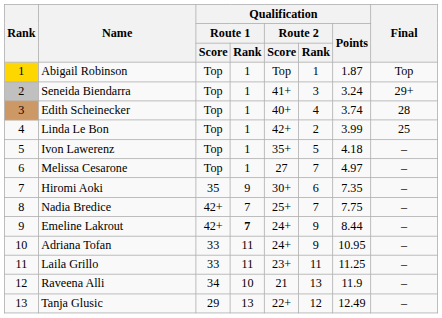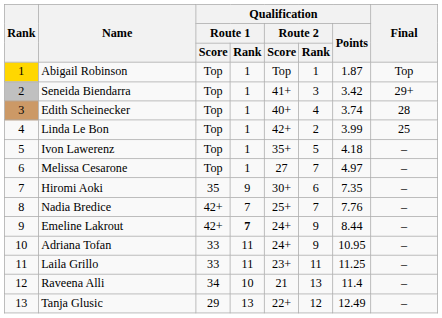(352, 91) 3.24 -> (352, 91) 3.42
(352, 206) 7.75 -> (352, 206) 7.76
(352, 284) 11.9 -> (352, 284) 11.4
